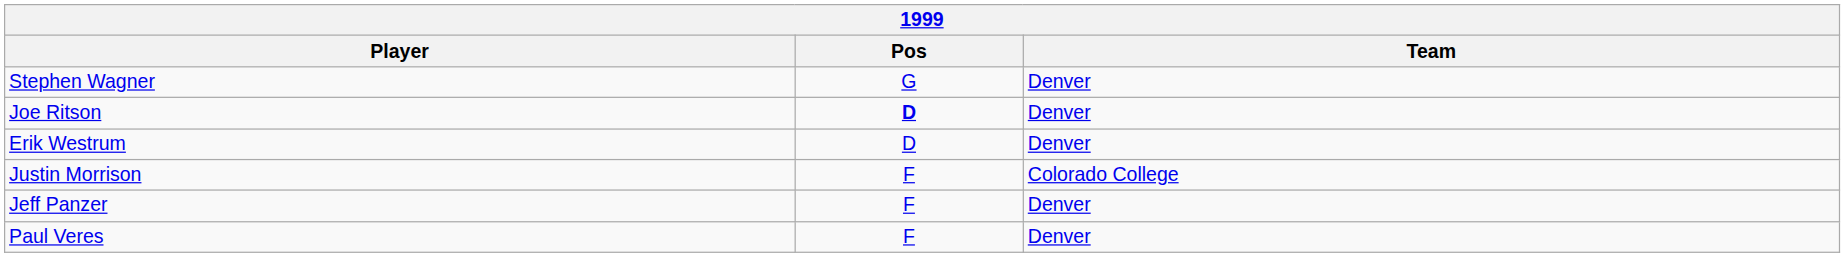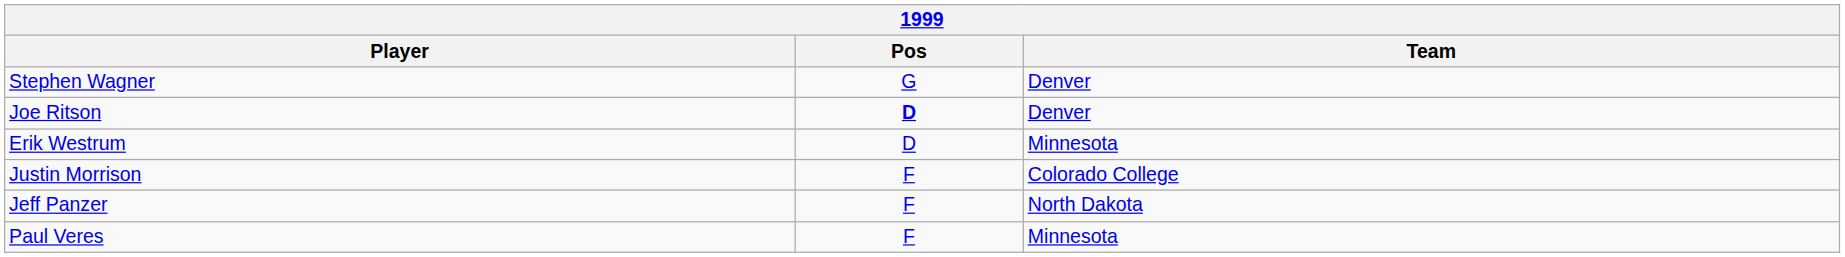(1059, 143) Denver -> (1073, 143) Minnesota
(1059, 205) Denver -> (1085, 205) North Dakota
(1059, 236) Denver -> (1073, 236) Minnesota
